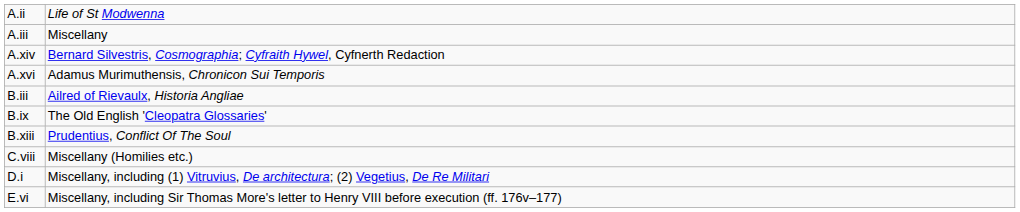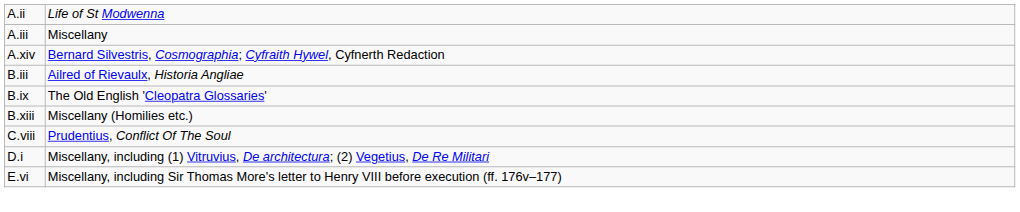- row: (21, 75)
(139, 136) Prudentius, Conflict Of The Soul -> (120, 116) Miscellany (Homilies etc.)
(120, 156) Miscellany (Homilies etc.) -> (139, 136) Prudentius, Conflict Of The Soul
